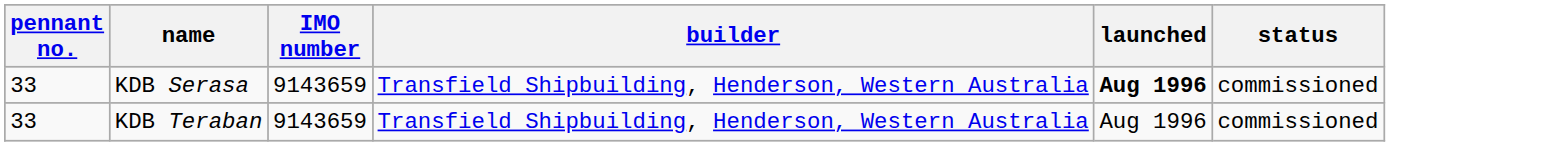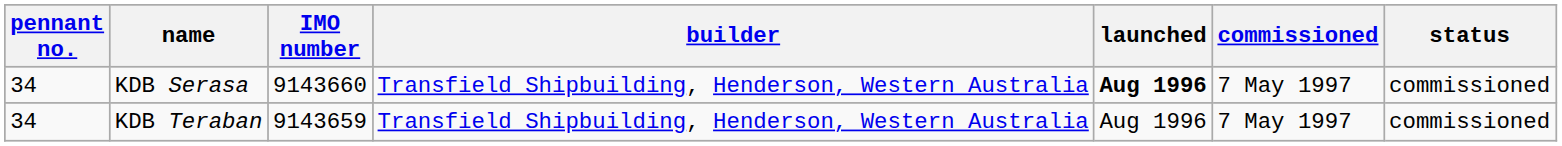+ column: (1298, 36)
(24, 85) 33 -> (24, 85) 34
(320, 85) 9143659 -> (320, 85) 9143660
(24, 122) 33 -> (24, 122) 34
